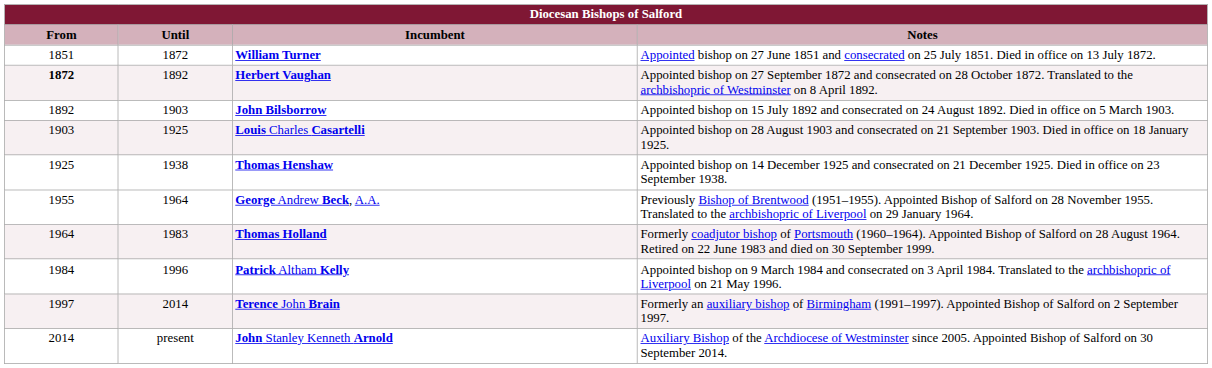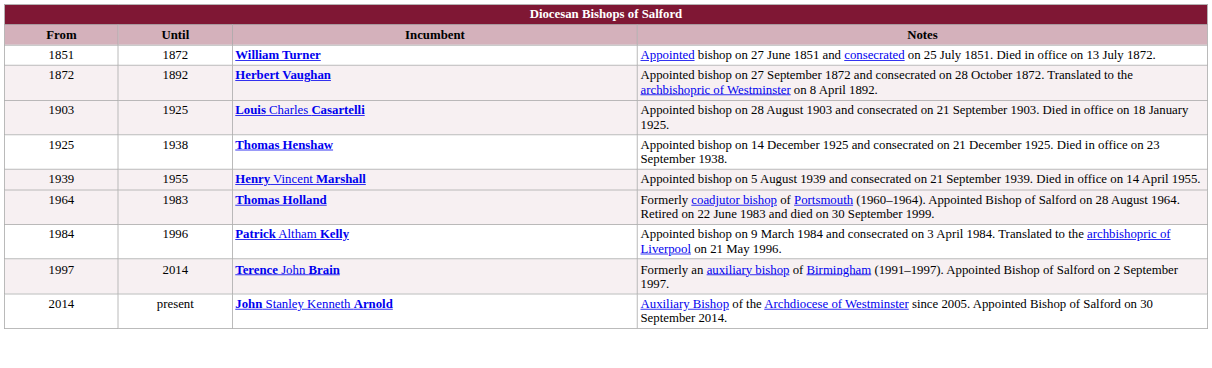(61, 75) bold -> (61, 75) normal
- row: (281, 110)
+ row: (301, 179)
- row: (307, 199)
